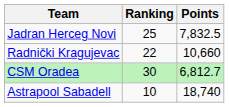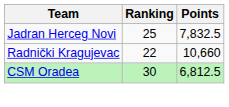(200, 72) 6,812.7 -> (200, 72) 6,812.5
- row: (59, 92)
